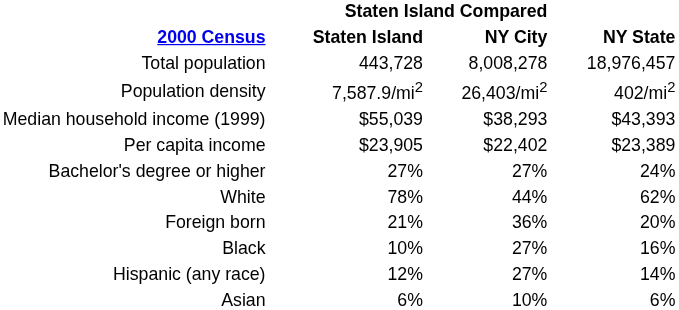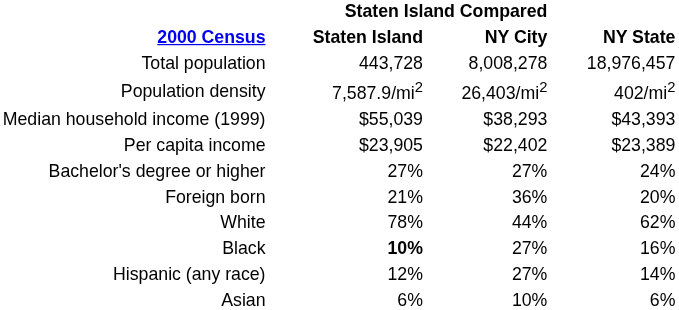rows swapped: (215, 222) <-> (243, 196)
(405, 248) normal -> (405, 248) bold
